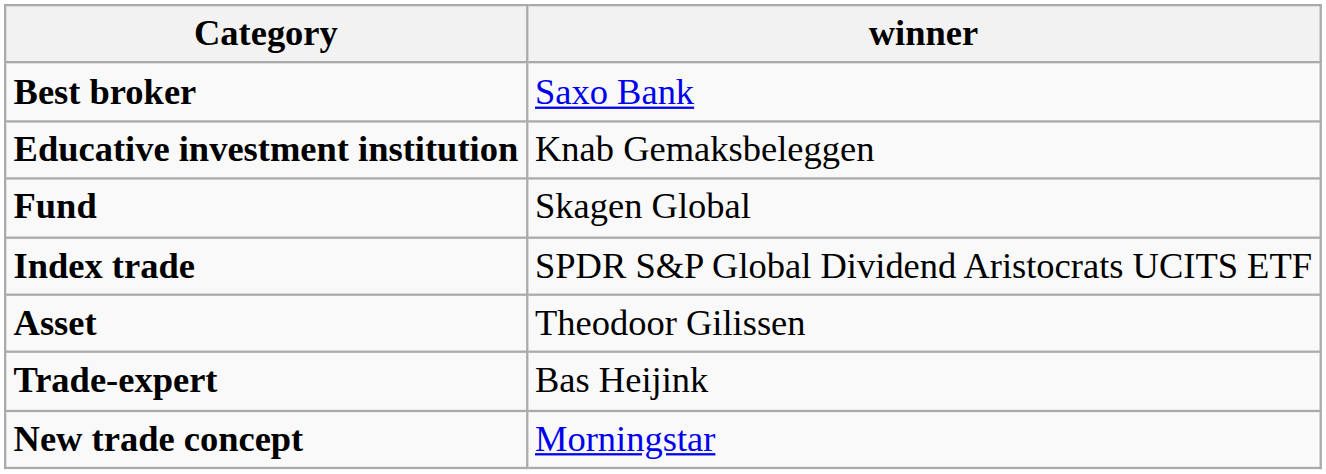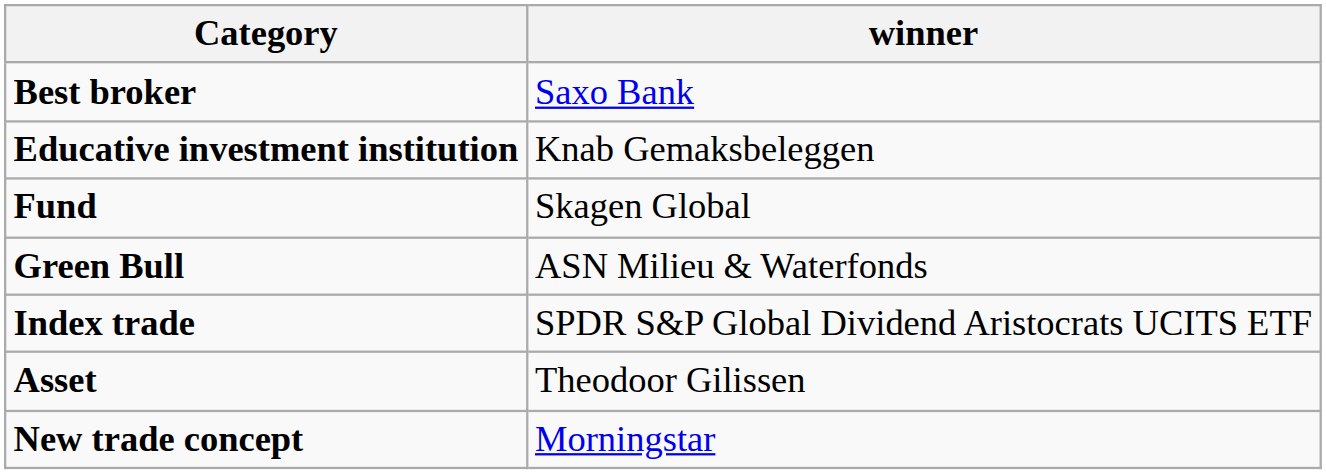+ row: (99, 264)
- row: (116, 380)
